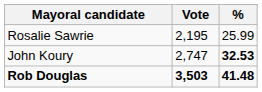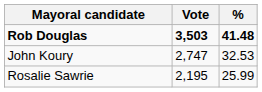rows swapped: (47, 76) <-> (51, 35)
(238, 55) bold -> (238, 55) normal
